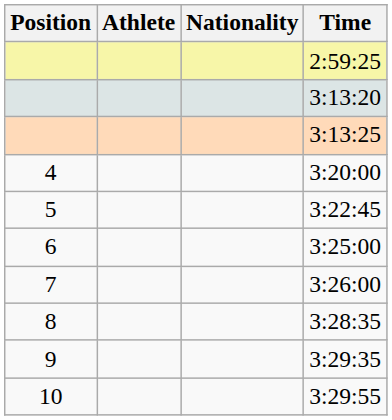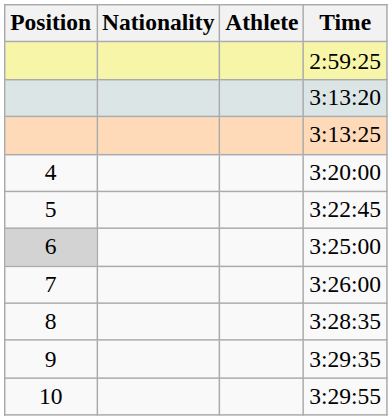columns swapped: (139, 23) <-> (242, 23)
(51, 246) no background -> (51, 246) lightgrey background
